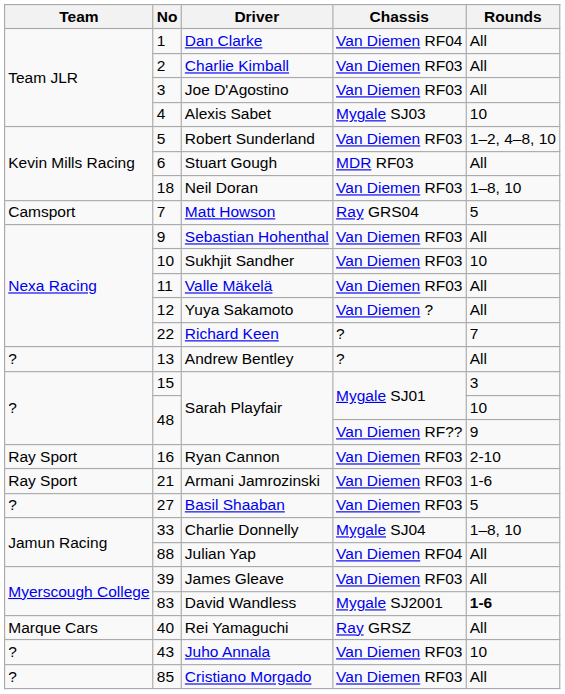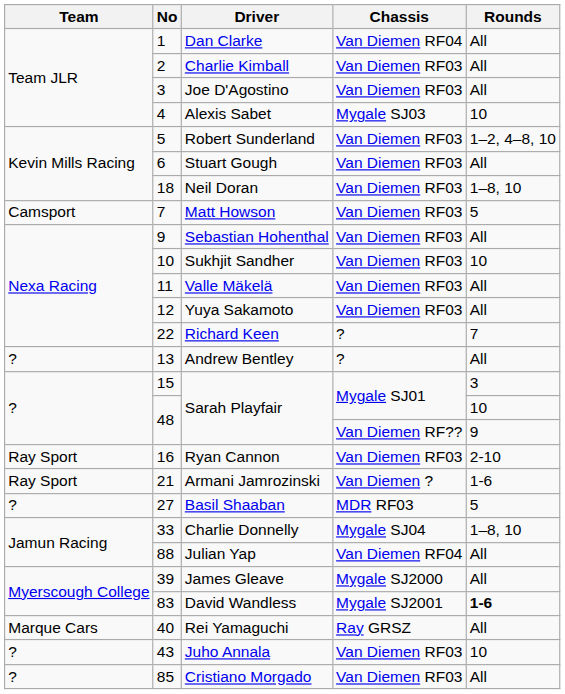(375, 163) MDR RF03 -> (399, 163) Van Diemen RF03
(377, 212) Ray GRS04 -> (399, 212) Van Diemen RF03
(385, 310) Van Diemen ? -> (399, 310) Van Diemen RF03
(399, 481) Van Diemen RF03 -> (385, 481) Van Diemen ?
(399, 505) Van Diemen RF03 -> (375, 505) MDR RF03
(399, 578) Van Diemen RF03 -> (389, 578) Mygale SJ2000
